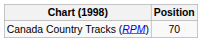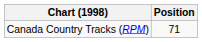(174, 29) 70 -> (174, 29) 71
